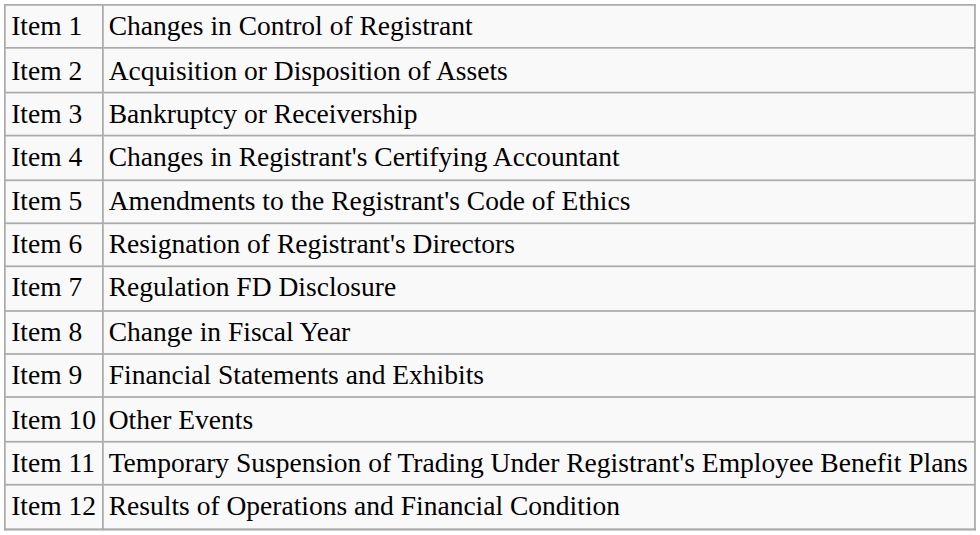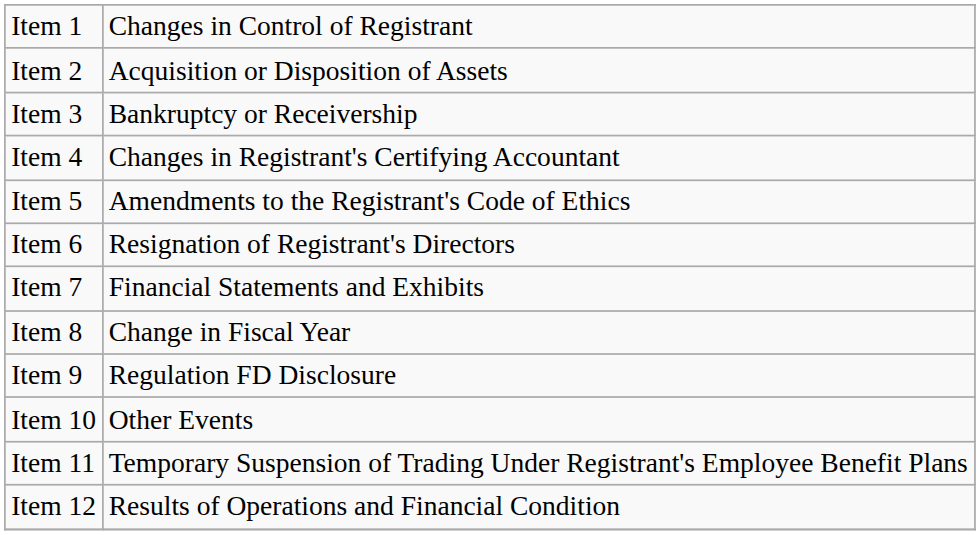(252, 288) Regulation FD Disclosure -> (296, 288) Financial Statements and Exhibits
(296, 375) Financial Statements and Exhibits -> (252, 375) Regulation FD Disclosure
